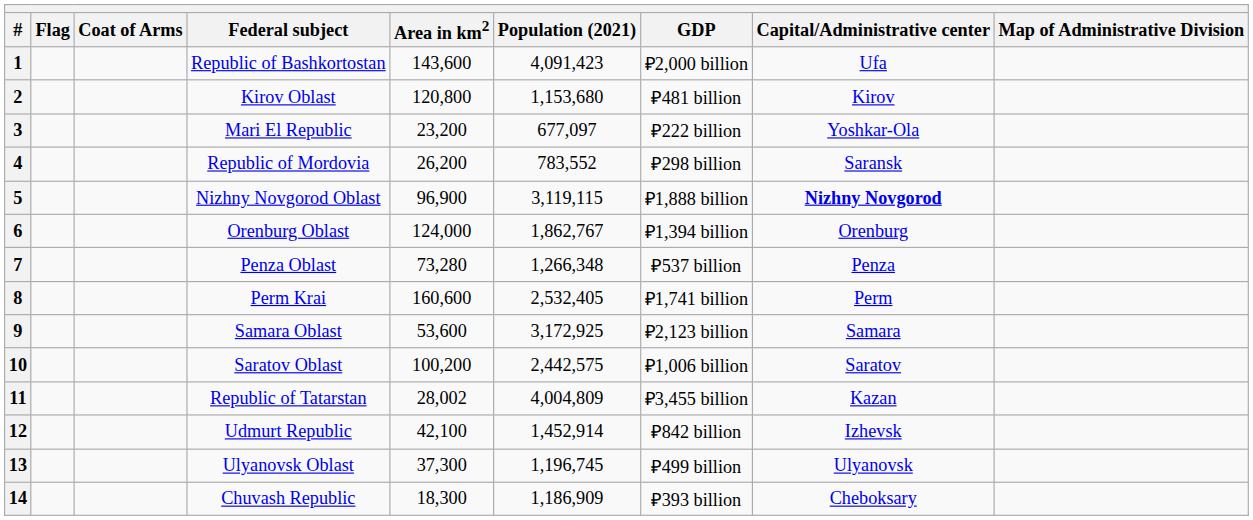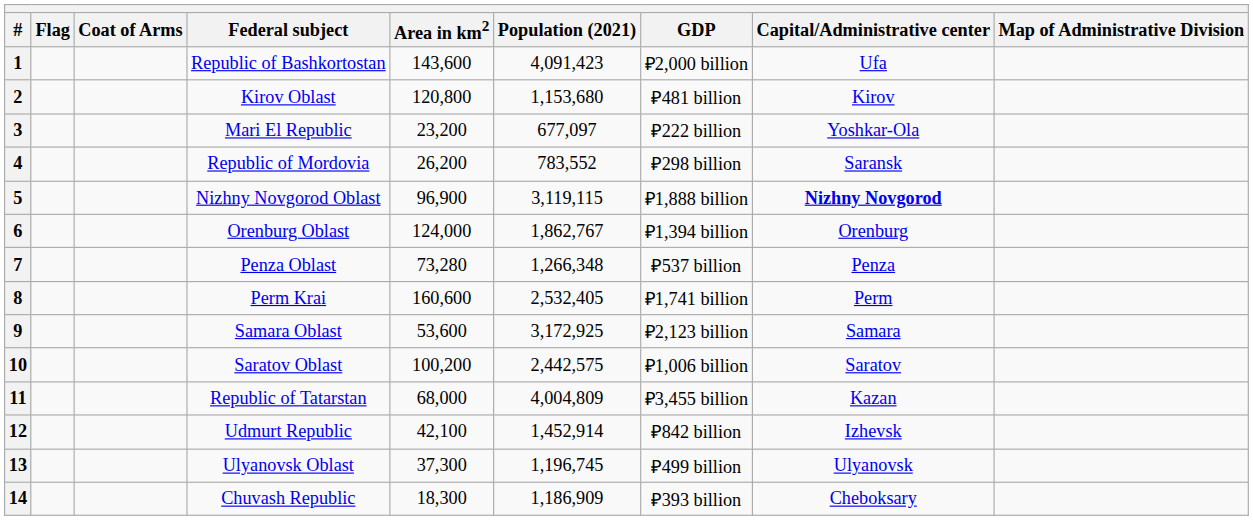(442, 398) 28,002 -> (442, 398) 68,000
